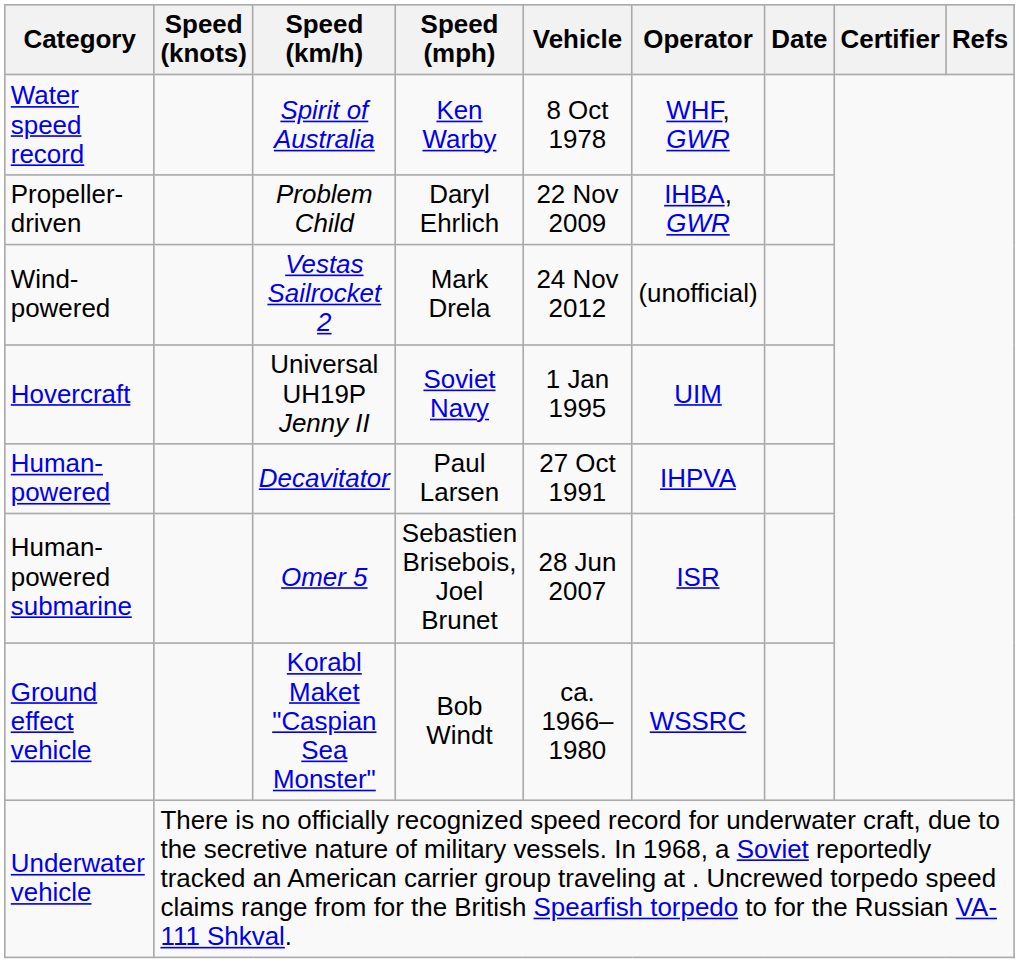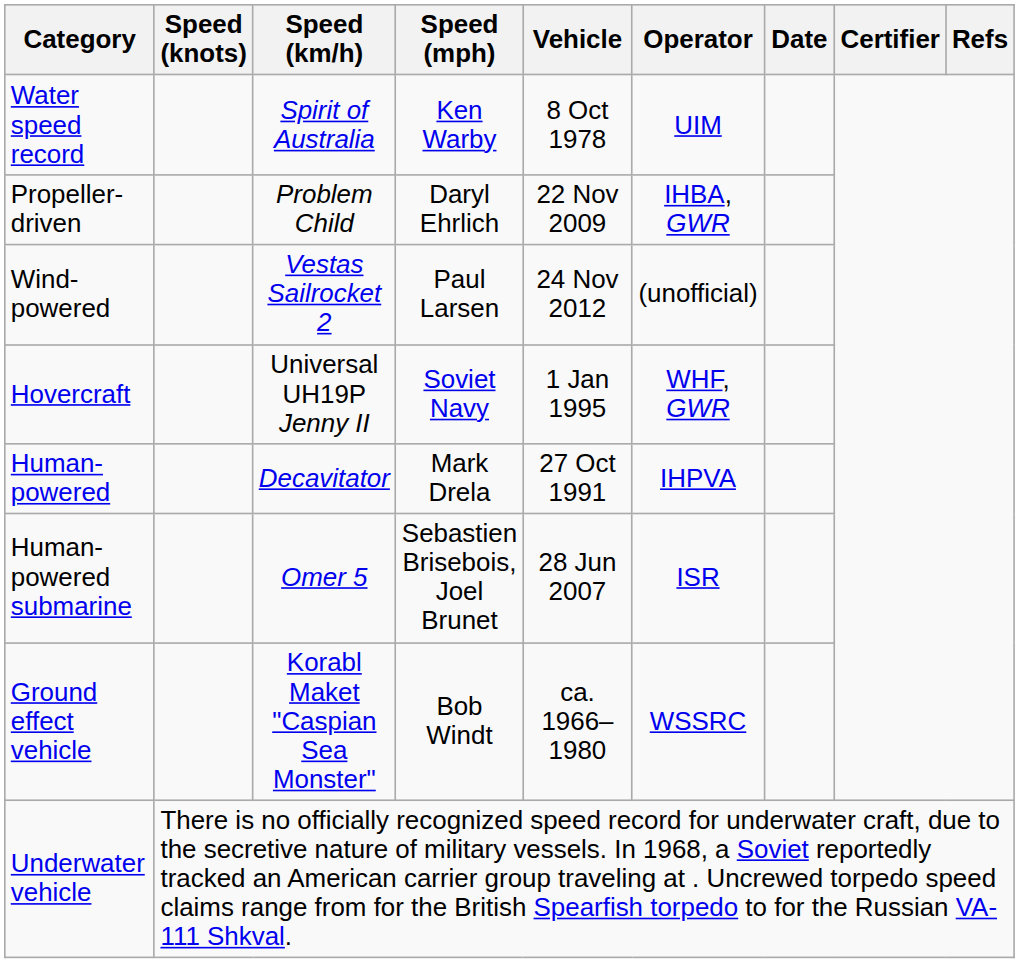(698, 124) WHF, GWR -> (698, 124) UIM
(459, 294) Mark Drela -> (459, 294) Paul Larsen
(698, 393) UIM -> (698, 393) WHF, GWR
(459, 478) Paul Larsen -> (459, 478) Mark Drela
